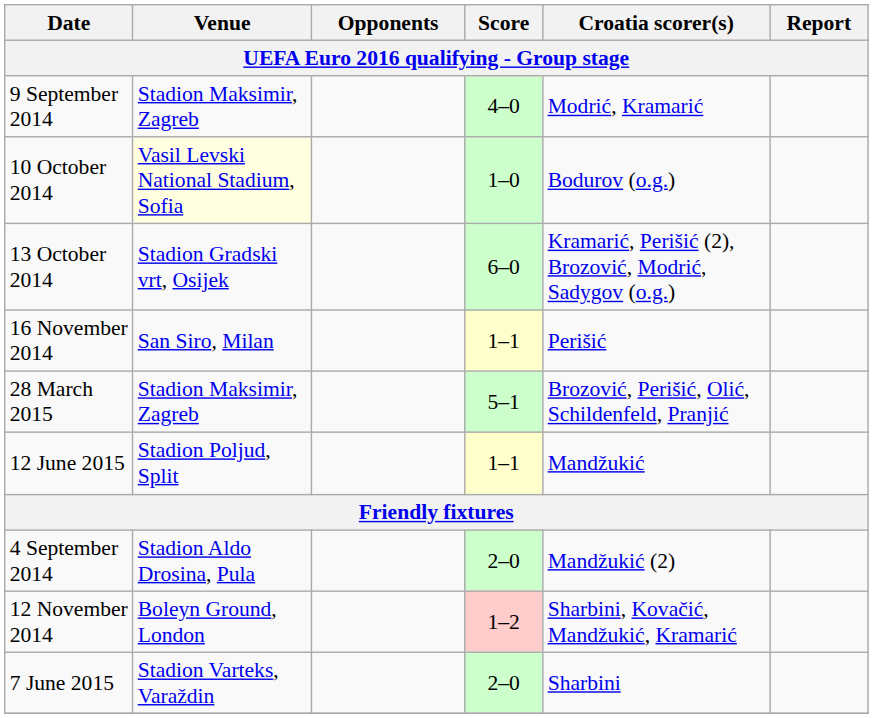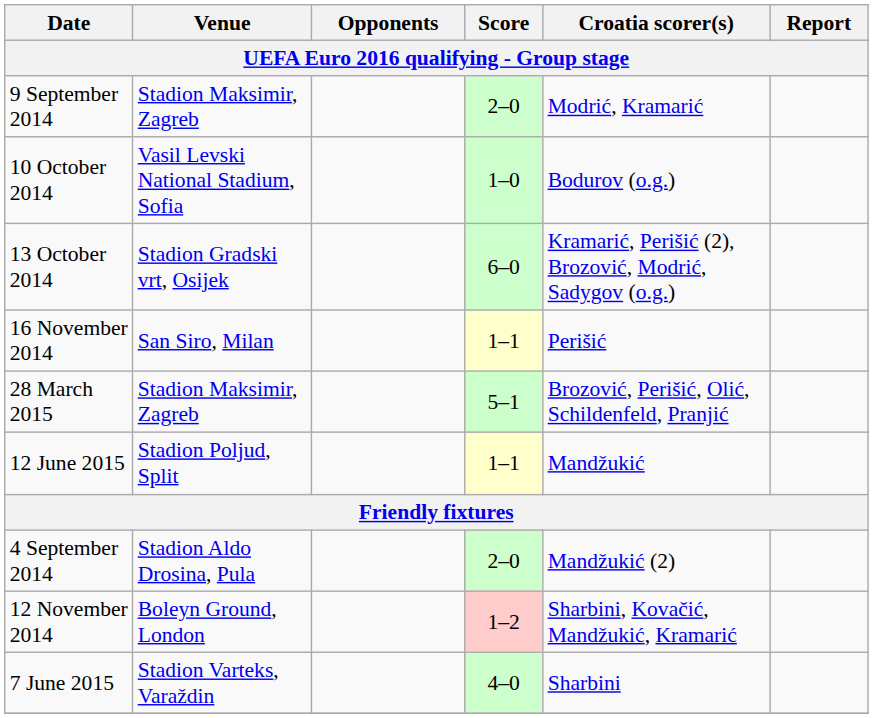(504, 106) 4–0 -> (504, 106) 2–0
(216, 180) lightyellow background -> (216, 180) no background
(504, 682) 2–0 -> (504, 682) 4–0
